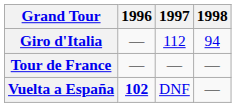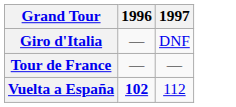- column: (212, 16)
(174, 41) 112 -> (174, 41) DNF
(174, 89) DNF -> (174, 89) 112
